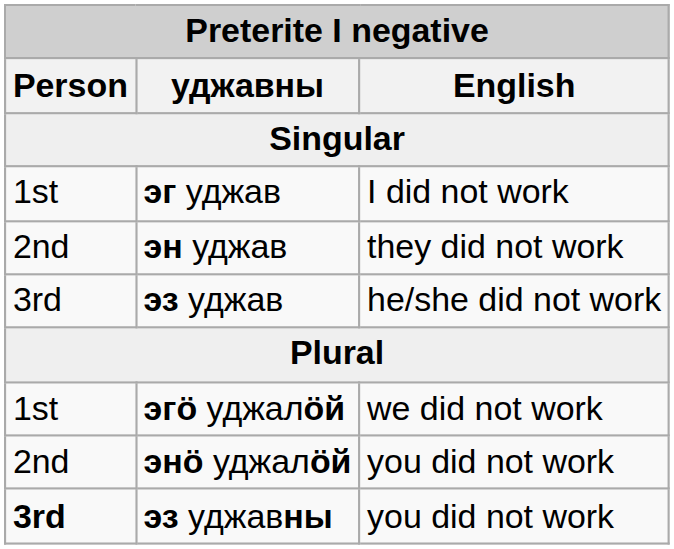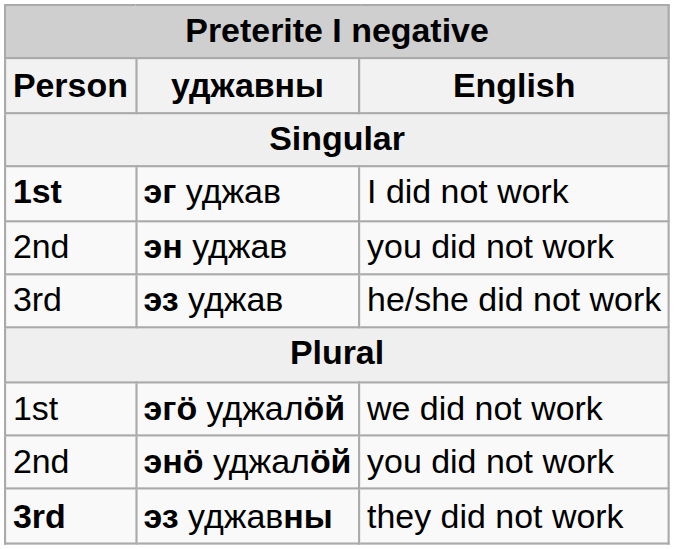(36, 192) normal -> (37, 192) bold
(495, 246) they did not work -> (491, 246) you did not work
(491, 515) you did not work -> (495, 515) they did not work
